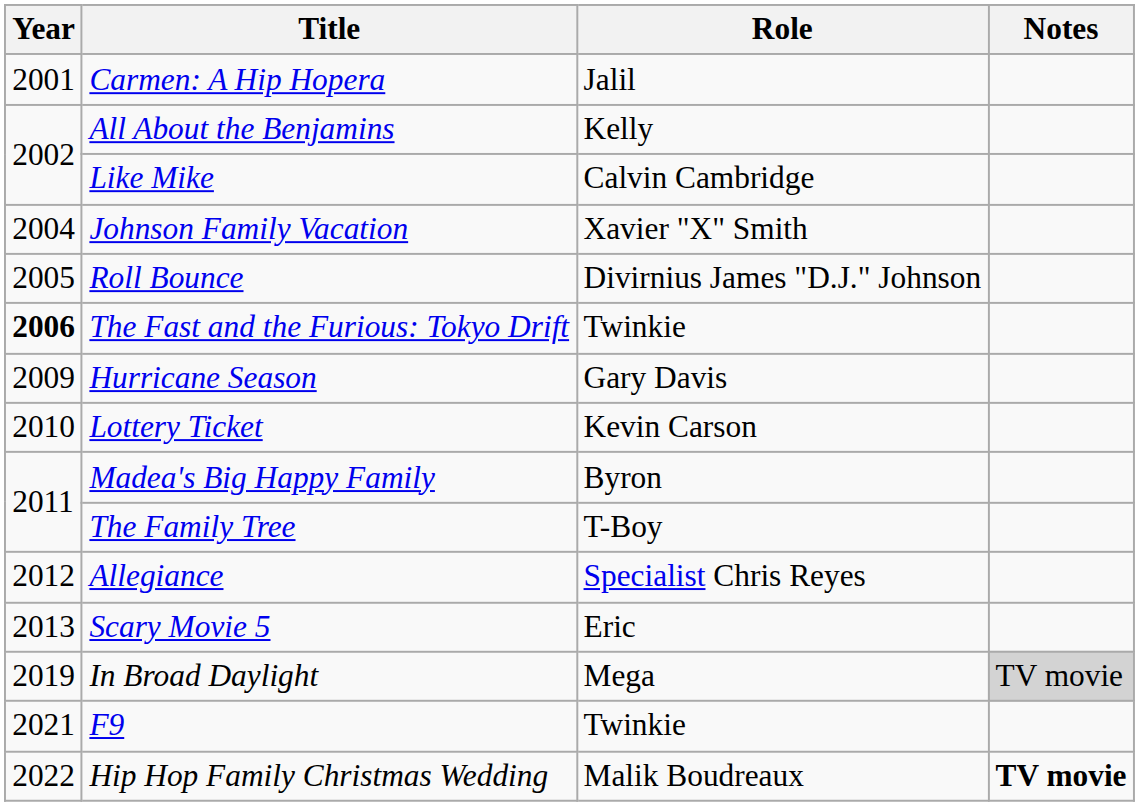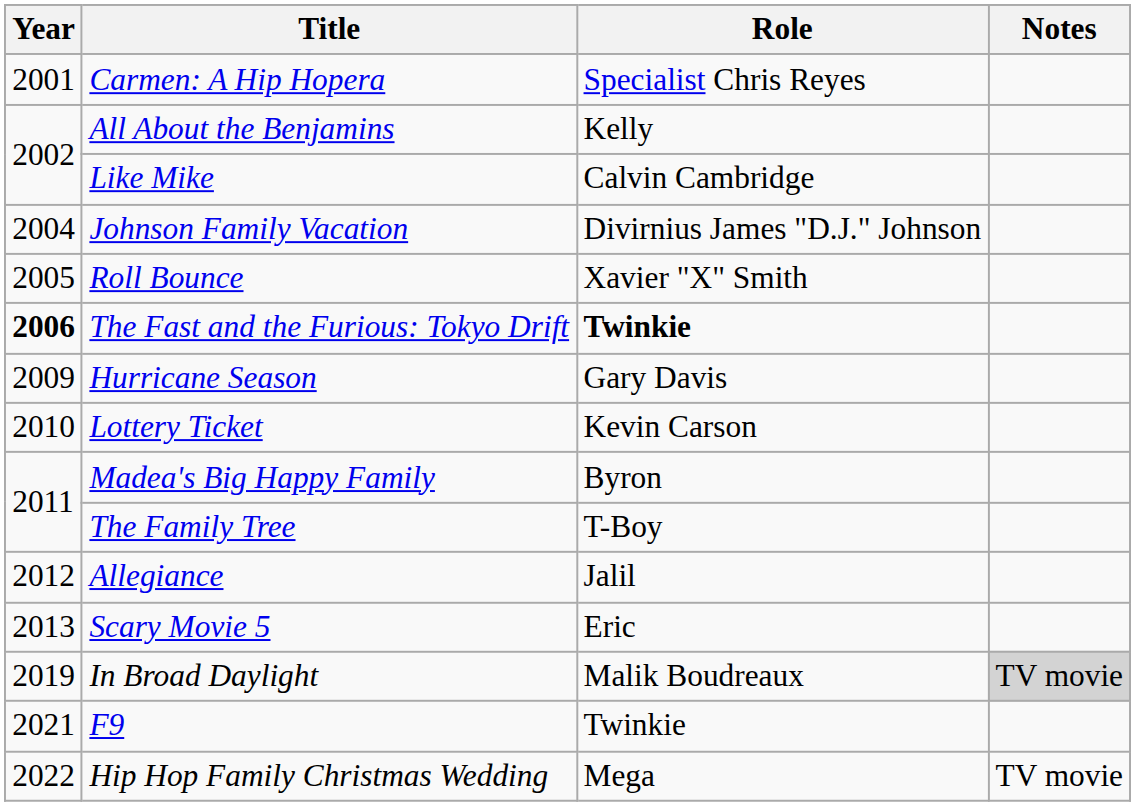(610, 79) Jalil -> (725, 79) Specialist Chris Reyes
(696, 228) Xavier "X" Smith -> (782, 228) Divirnius James "D.J." Johnson
(782, 278) Divirnius James "D.J." Johnson -> (696, 278) Xavier "X" Smith
(635, 327) normal -> (637, 327) bold
(725, 576) Specialist Chris Reyes -> (610, 576) Jalil
(619, 675) Mega -> (694, 675) Malik Boudreaux
(694, 775) Malik Boudreaux -> (619, 775) Mega
(1061, 775) bold -> (1059, 775) normal
